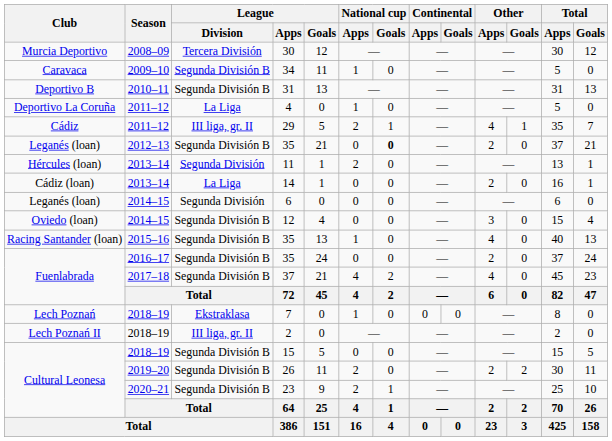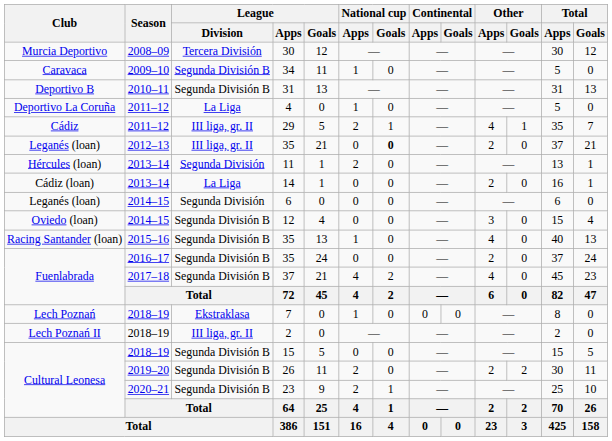(222, 145) Segunda División B -> (222, 145) III liga, gr. II
